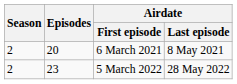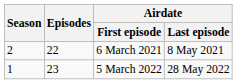(53, 50) 20 -> (53, 50) 22
(10, 69) 2 -> (10, 69) 1
